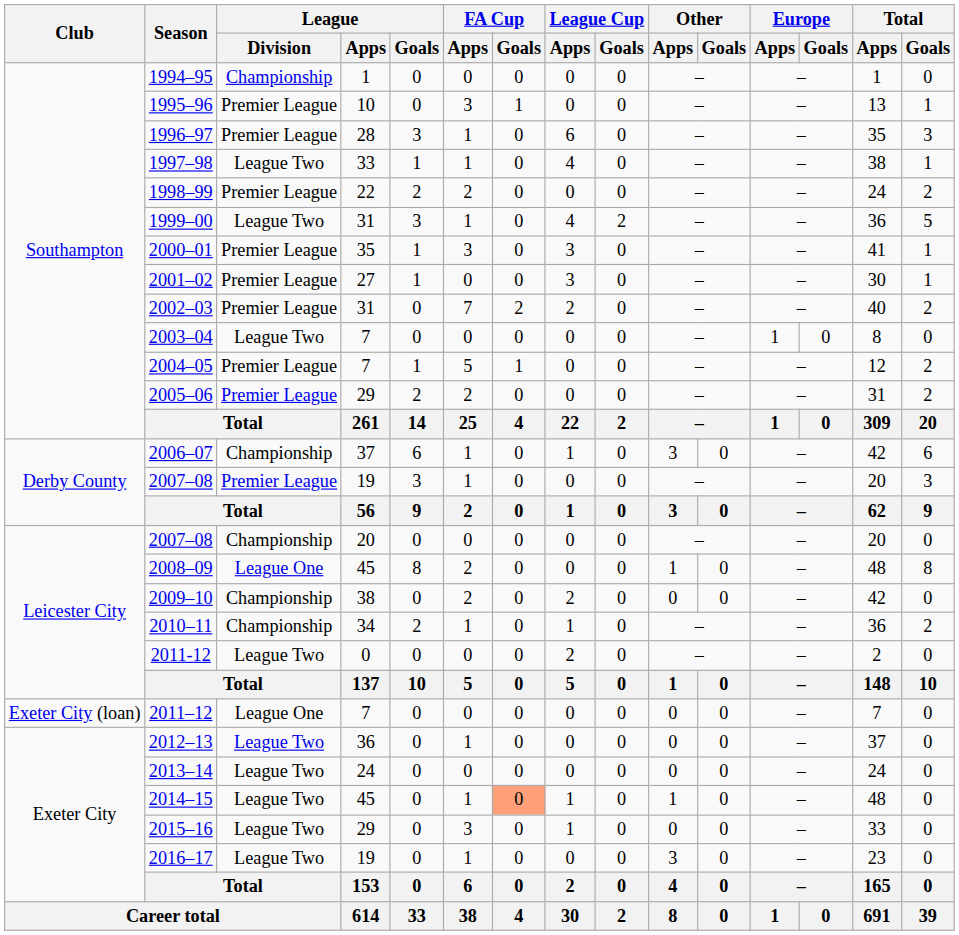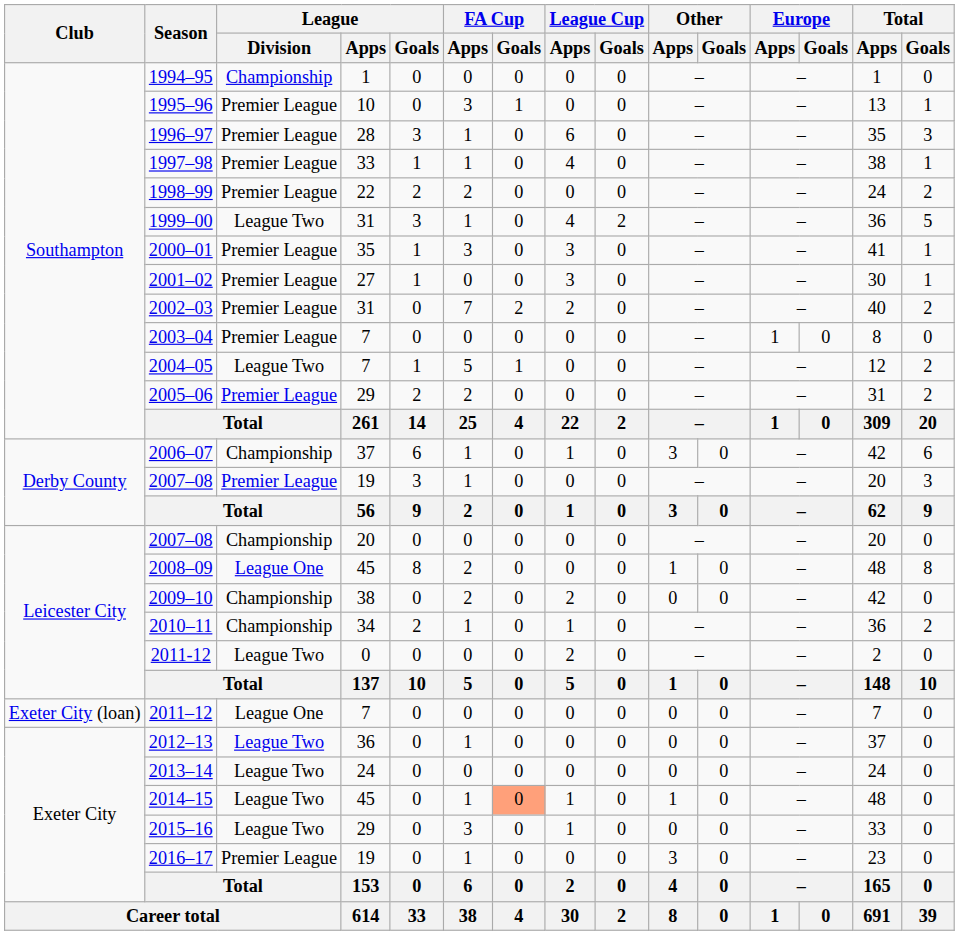(279, 163) League Two -> (279, 163) Premier League
(279, 337) League Two -> (279, 337) Premier League
(279, 366) Premier League -> (279, 366) League Two
(279, 857) League Two -> (279, 857) Premier League
